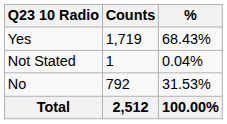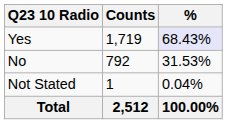(186, 38) no background -> (186, 38) lavender background
rows swapped: (17, 84) <-> (42, 61)
